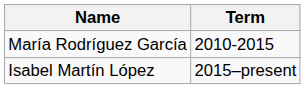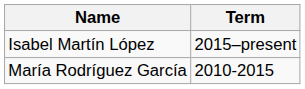rows swapped: (98, 44) <-> (81, 70)
